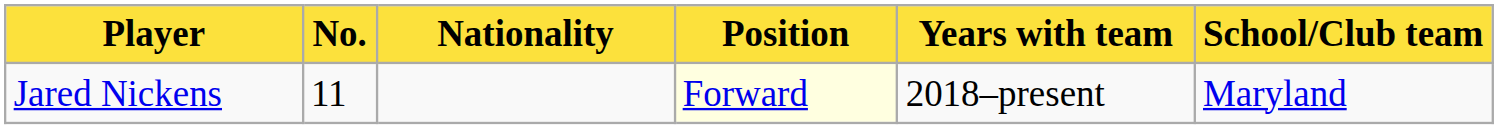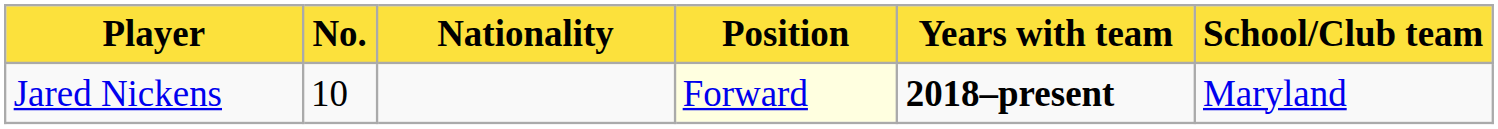(329, 92) 11 -> (329, 92) 10
(1005, 92) normal -> (1010, 92) bold
